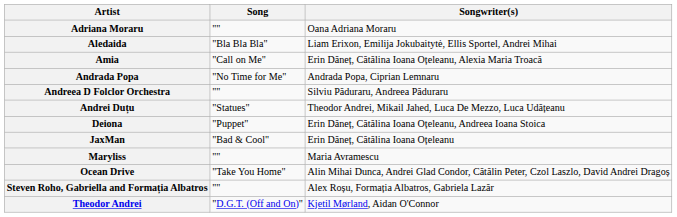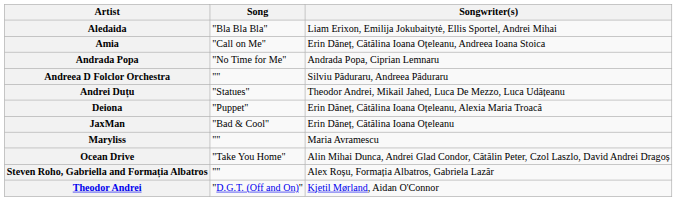- row: (107, 28)
(425, 60) Erin Dăneț, Cătălina Ioana Oțeleanu, Alexia Maria Troacă -> (426, 44) Erin Dăneț, Cătălina Ioana Oțeleanu, Andreea Ioana Stoica
(426, 124) Erin Dăneț, Cătălina Ioana Oțeleanu, Andreea Ioana Stoica -> (425, 108) Erin Dăneț, Cătălina Ioana Oțeleanu, Alexia Maria Troacă
